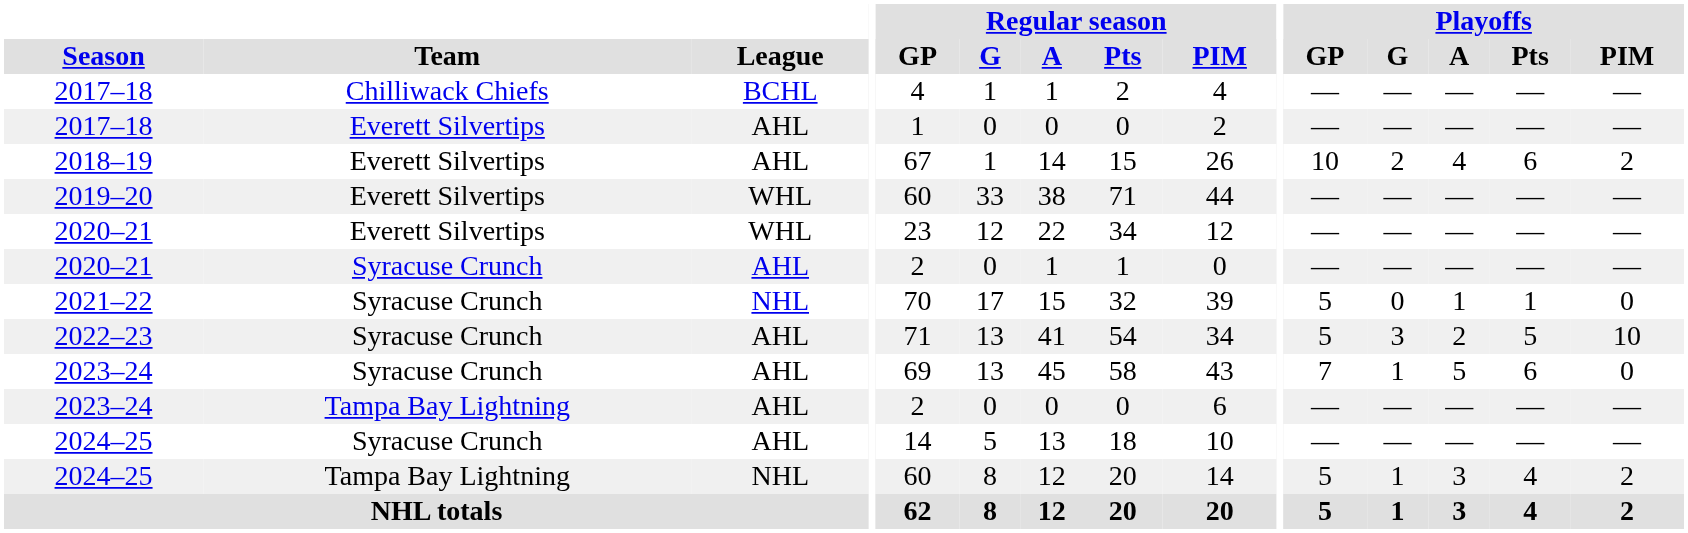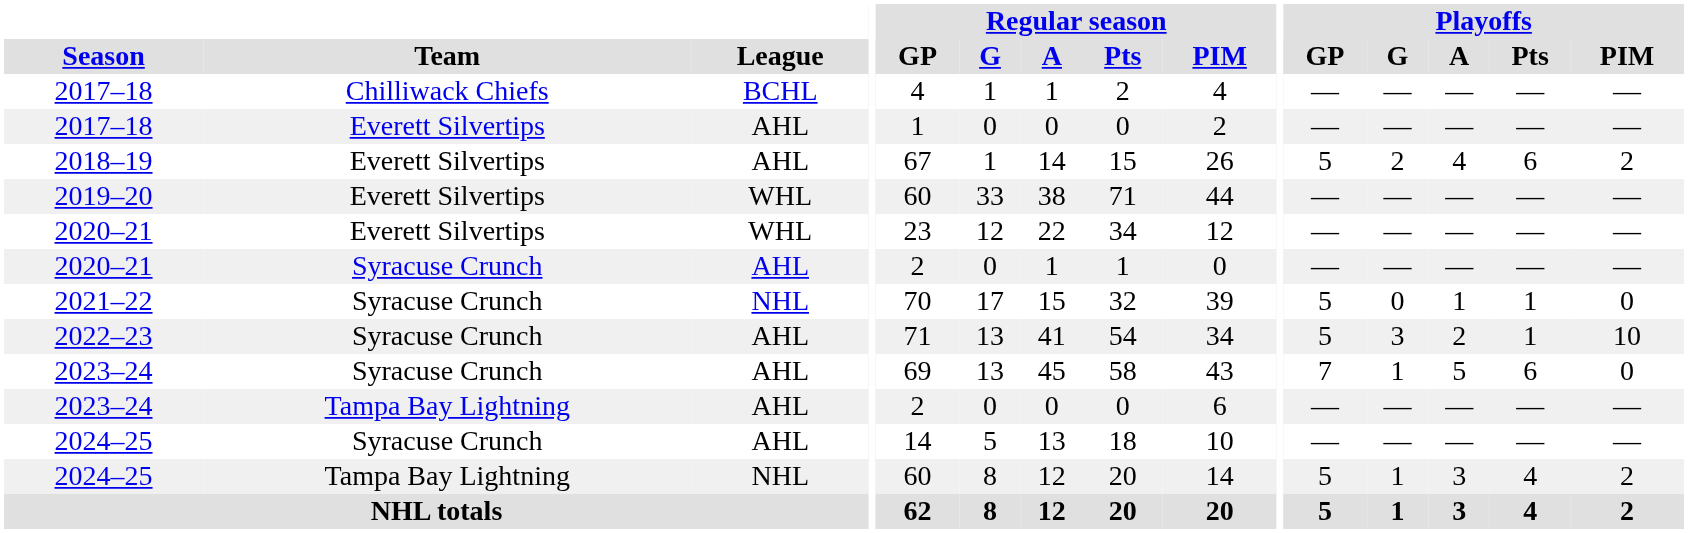(1325, 161) 10 -> (1325, 161) 5
(1530, 336) 5 -> (1530, 336) 1
